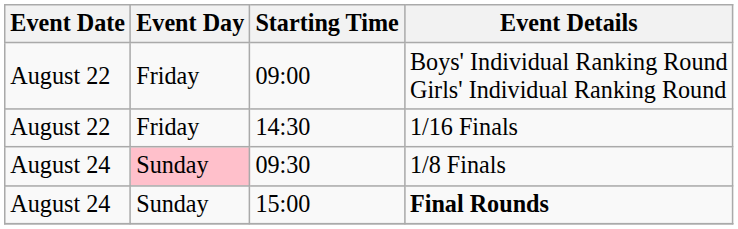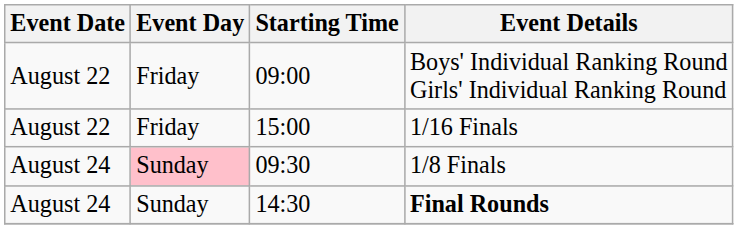(283, 127) 14:30 -> (283, 127) 15:00
(283, 204) 15:00 -> (283, 204) 14:30
